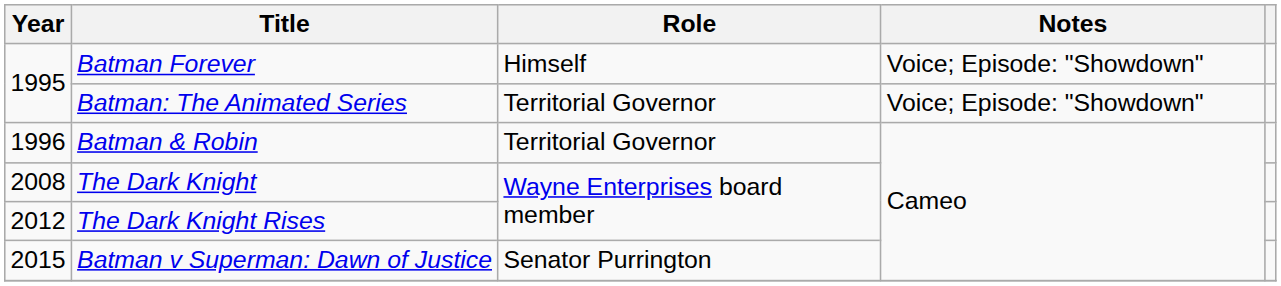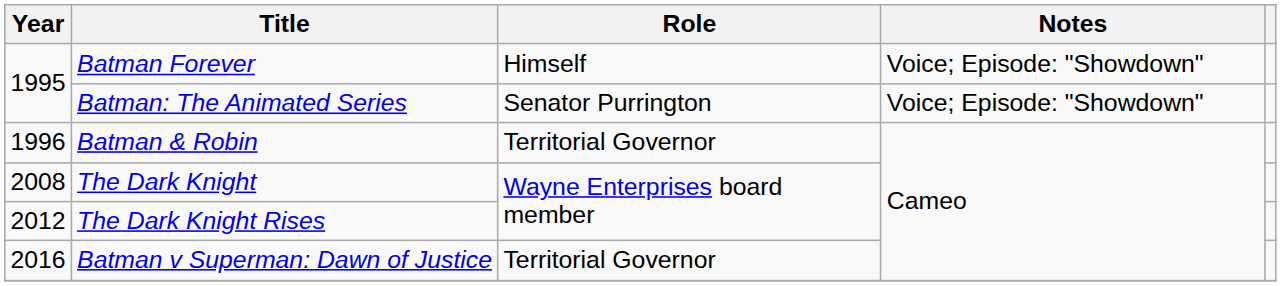(610, 102) Territorial Governor -> (608, 102) Senator Purrington
(38, 260) 2015 -> (38, 260) 2016
(608, 260) Senator Purrington -> (610, 260) Territorial Governor
